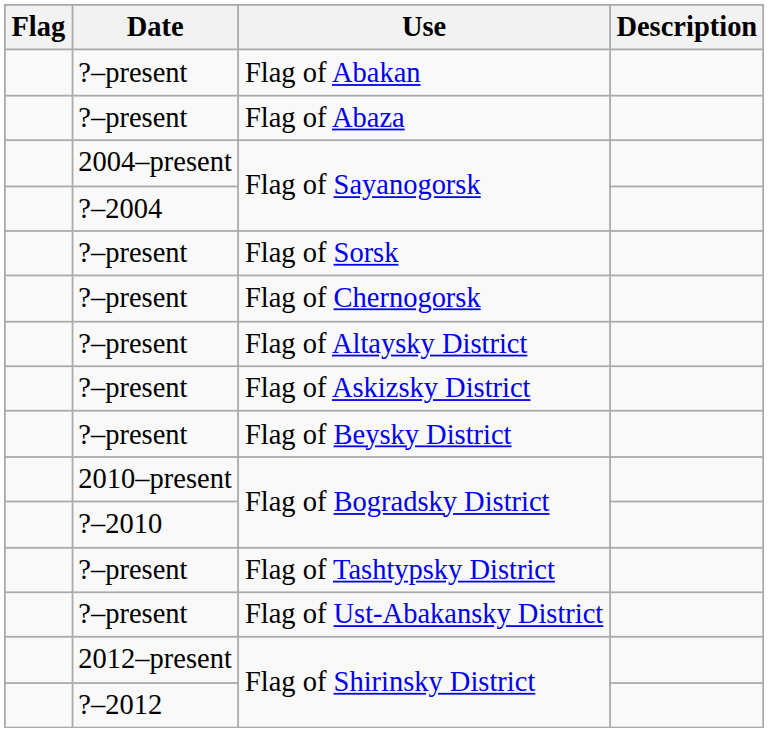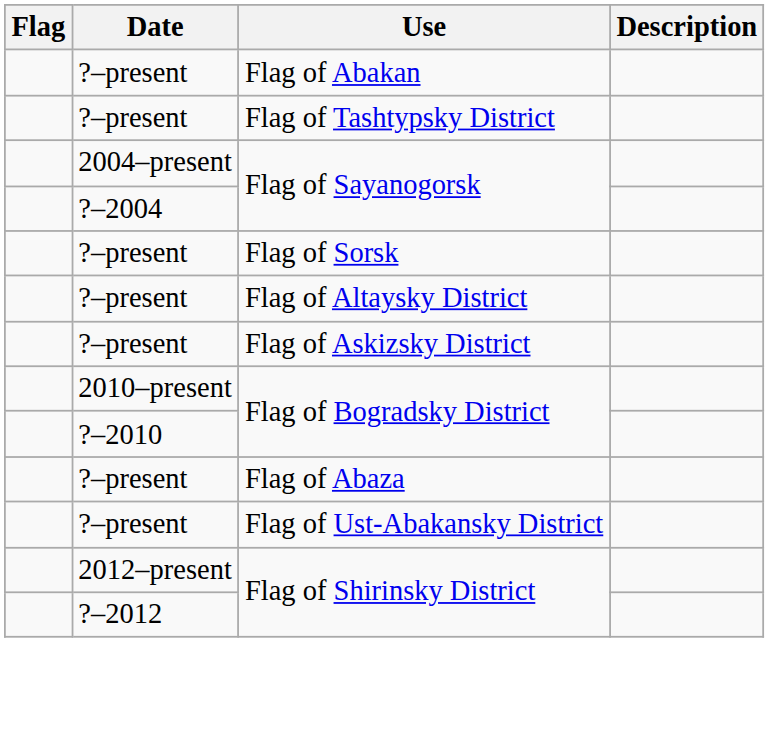rows swapped: (133, 117) <-> (133, 569)
- row: (133, 298)
- row: (133, 433)
